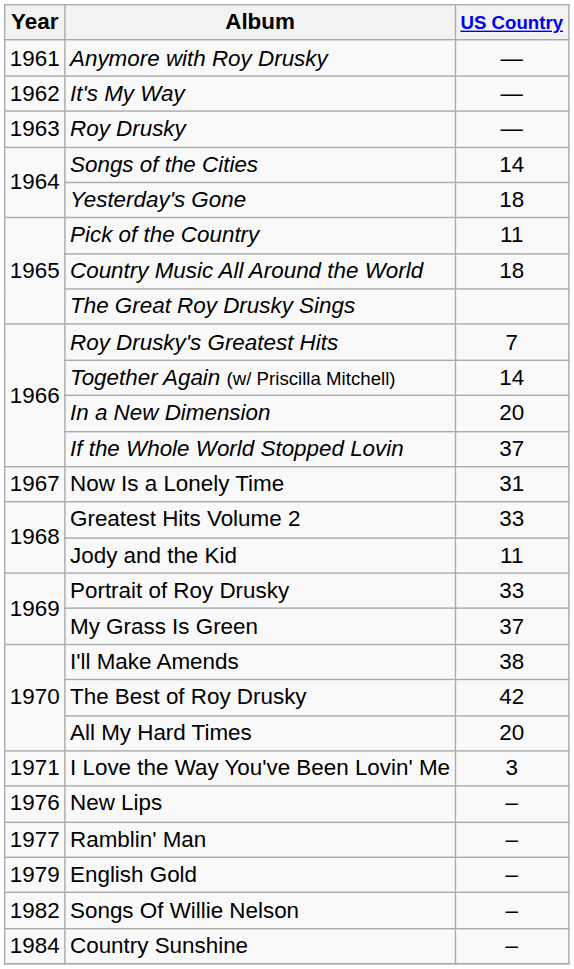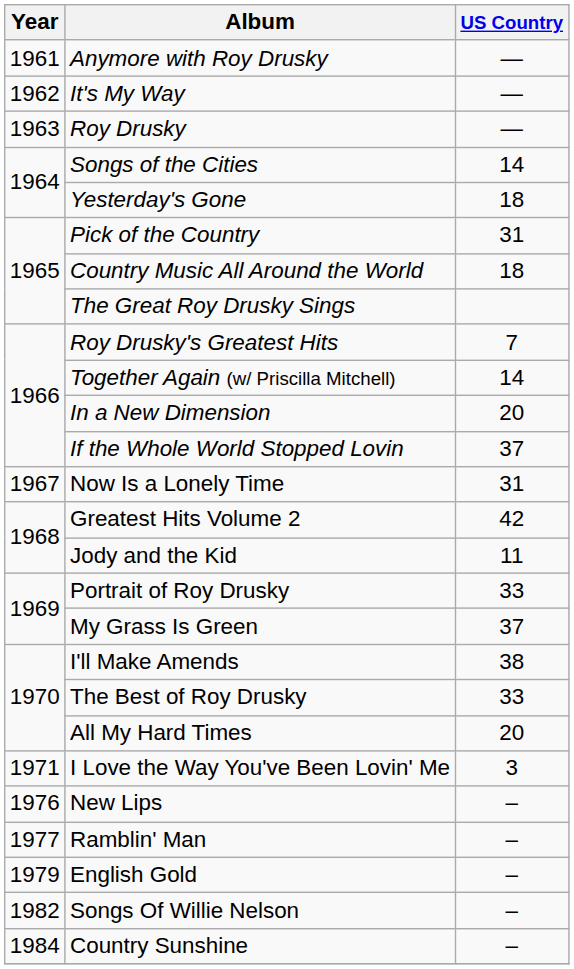(512, 235) 11 -> (512, 235) 31
(512, 519) 33 -> (512, 519) 42
(512, 697) 42 -> (512, 697) 33
